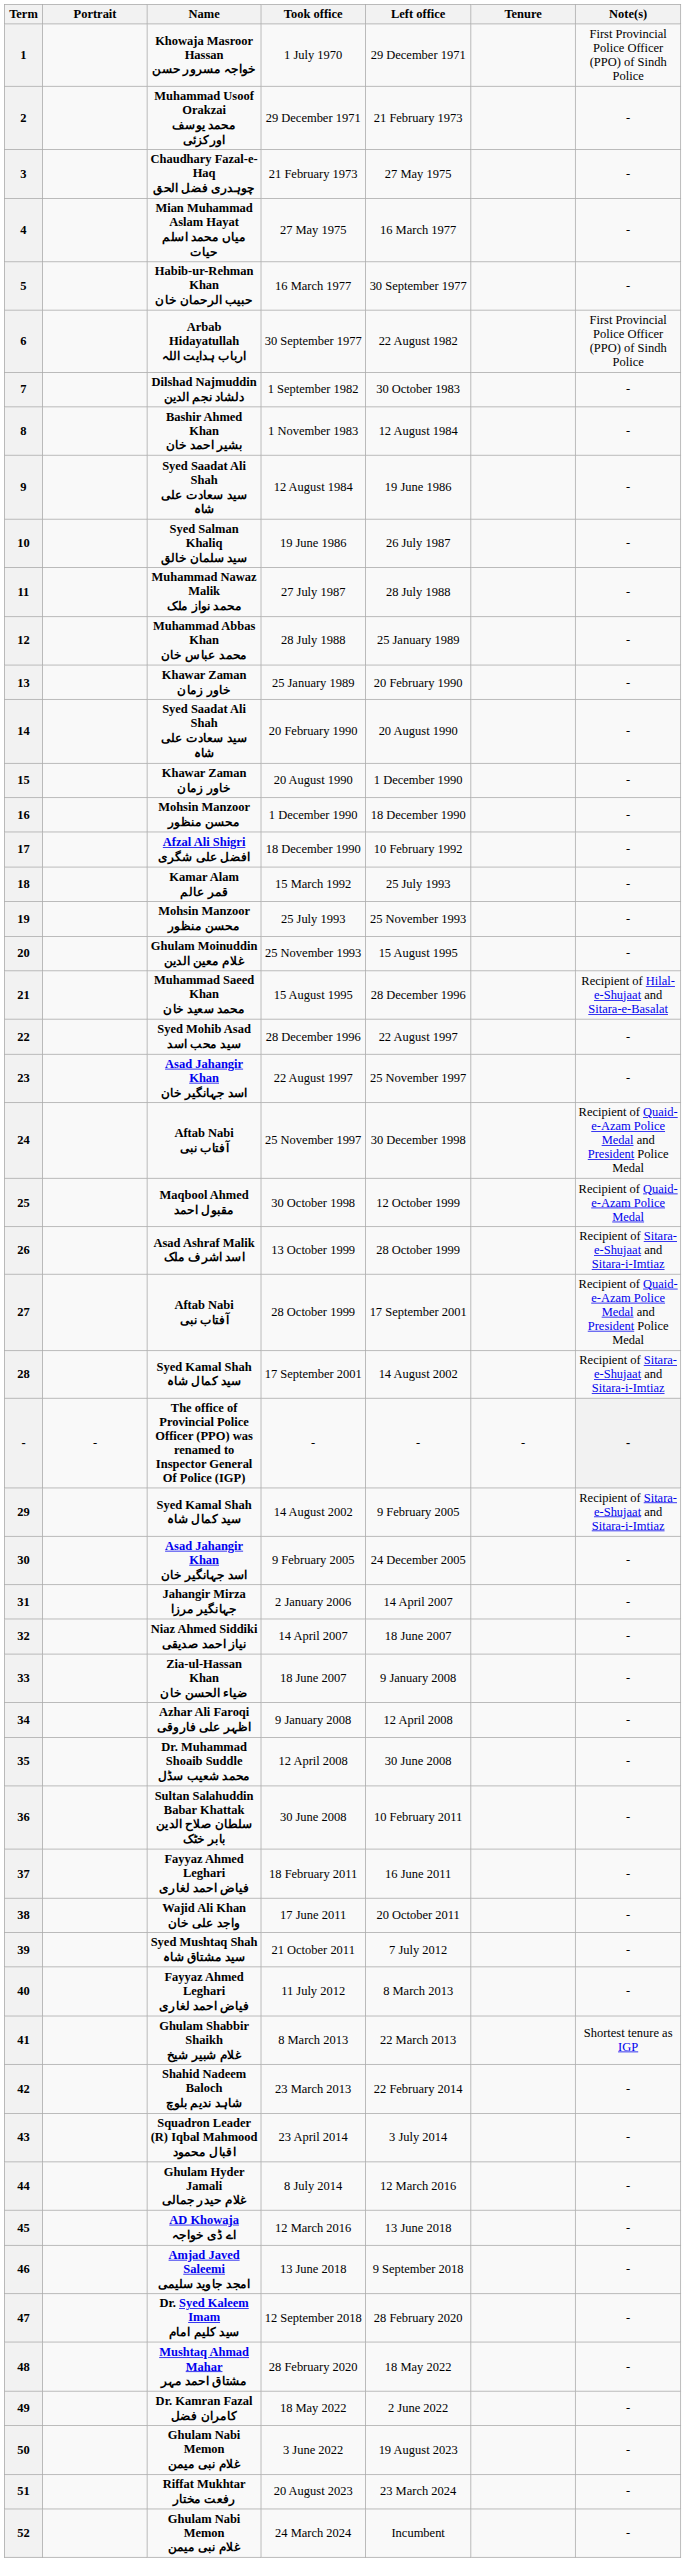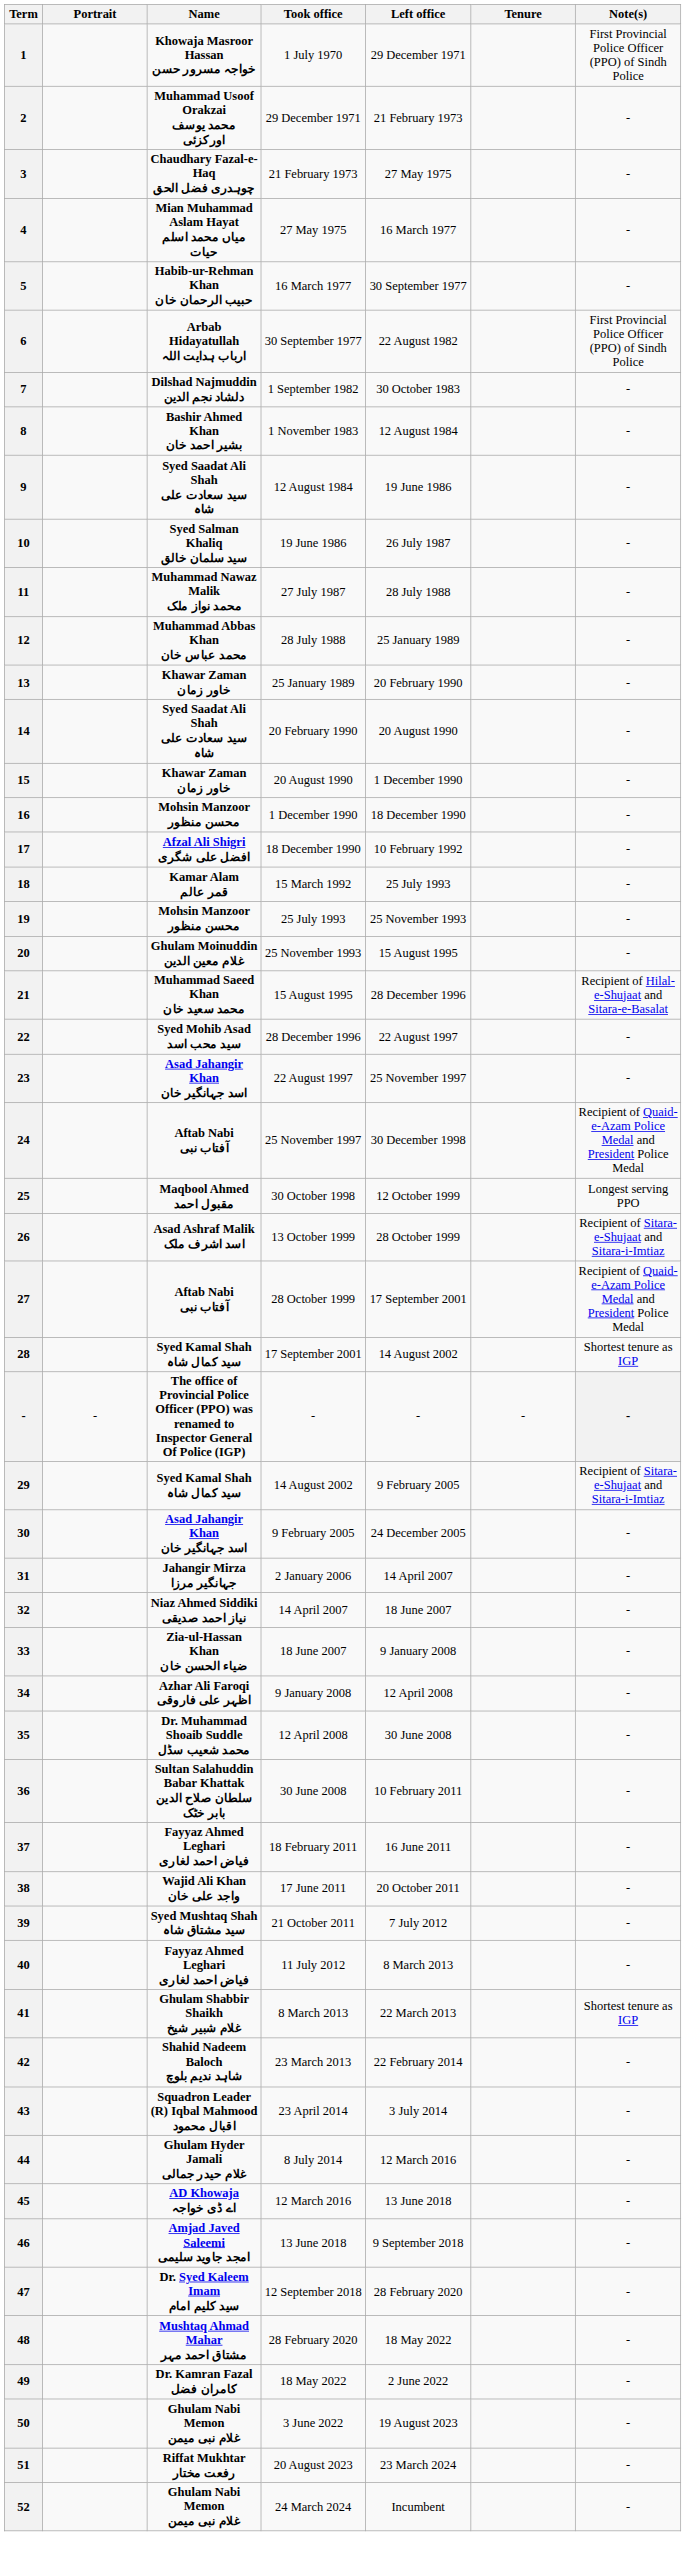(628, 1202) Recipient of Quaid-e-Azam Police Medal -> (628, 1195) Longest serving PPO
(628, 1374) Recipient of Sitara-e-Shujaat and Sitara-i-Imtiaz -> (628, 1354) Shortest tenure as IGP
